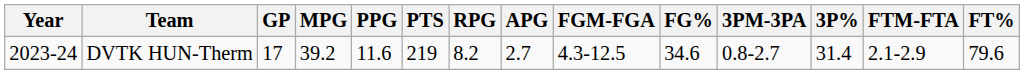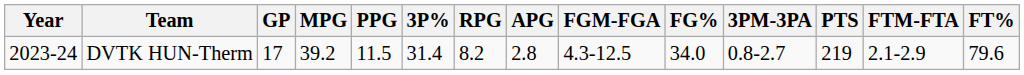columns swapped: (425, 20) <-> (837, 20)
(374, 52) 11.6 -> (374, 52) 11.5
(518, 52) 2.7 -> (524, 52) 2.8
(682, 52) 34.6 -> (688, 52) 34.0
